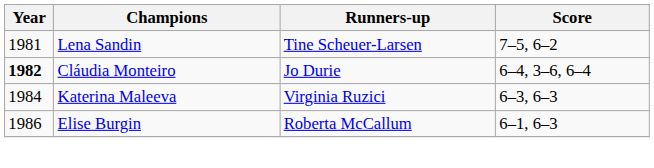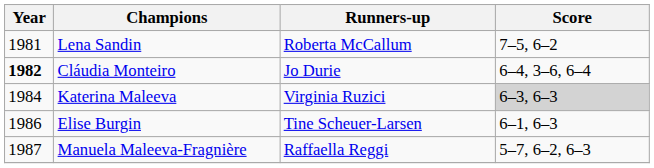(353, 44) Tine Scheuer-Larsen -> (348, 44) Roberta McCallum
(528, 96) no background -> (528, 96) lightgrey background
(348, 123) Roberta McCallum -> (353, 123) Tine Scheuer-Larsen
+ row: (152, 149)
